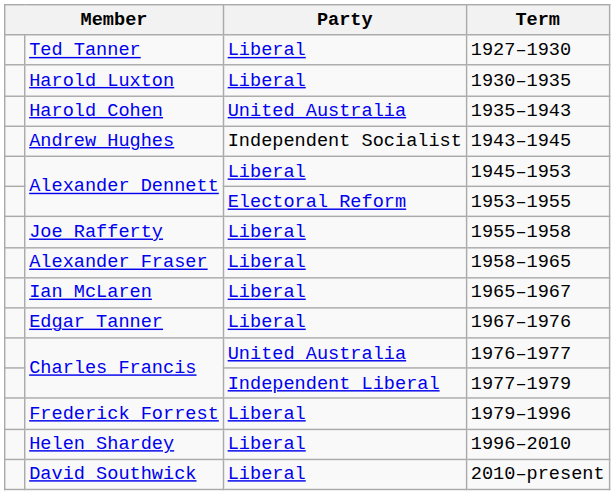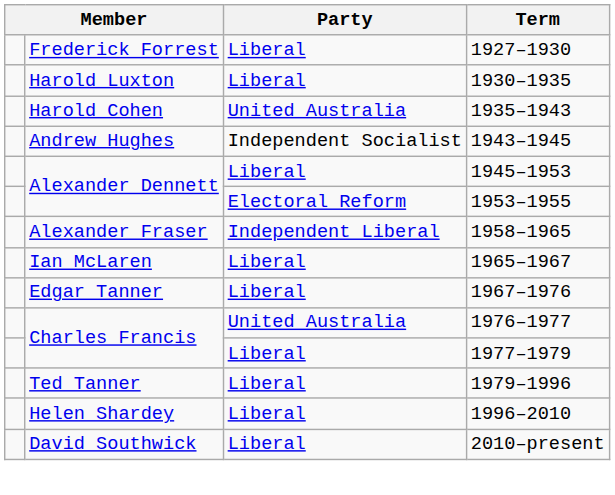(85, 50) Ted Tanner -> (124, 50) Frederick Forrest
- row: (521, 232)
(267, 262) Liberal -> (334, 232) Independent Liberal
(334, 383) Independent Liberal -> (267, 353) Liberal
(124, 414) Frederick Forrest -> (85, 383) Ted Tanner
